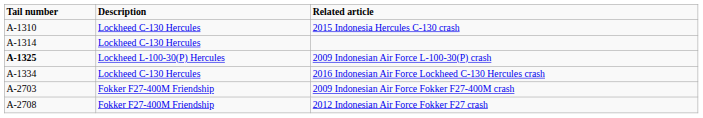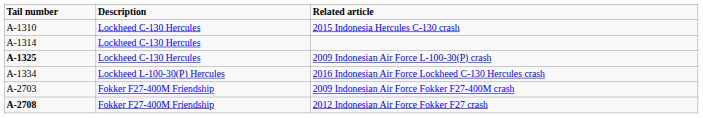(161, 58) Lockheed L-100-30(P) Hercules -> (149, 58) Lockheed C-130 Hercules
(149, 74) Lockheed C-130 Hercules -> (161, 74) Lockheed L-100-30(P) Hercules
(21, 105) normal -> (21, 105) bold
